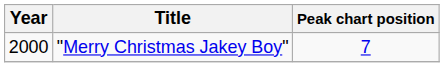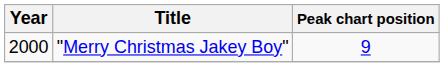(366, 47) 7 -> (366, 47) 9
